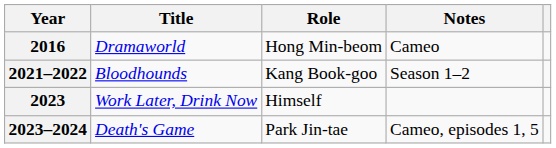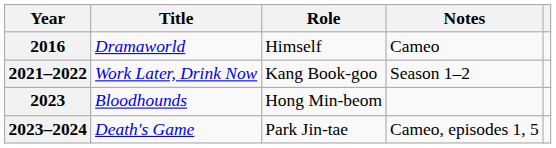(324, 45) Hong Min-beom -> (293, 45) Himself
(141, 73) Bloodhounds -> (176, 73) Work Later, Drink Now
(176, 101) Work Later, Drink Now -> (141, 101) Bloodhounds
(293, 101) Himself -> (324, 101) Hong Min-beom
